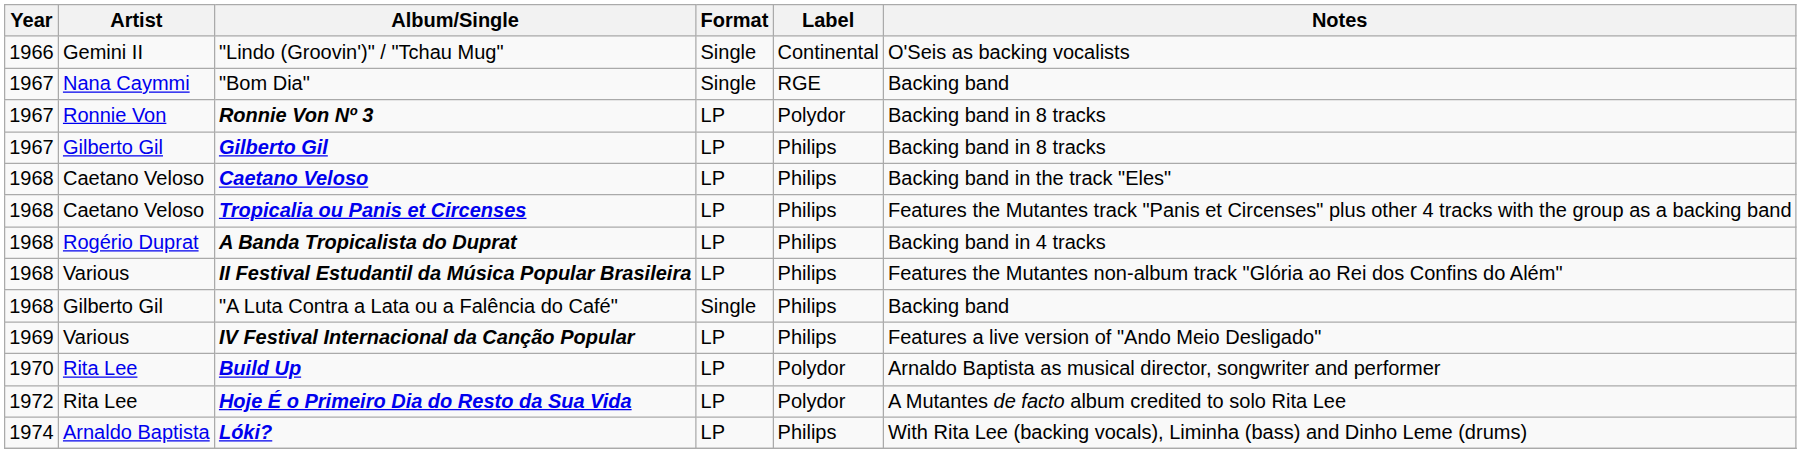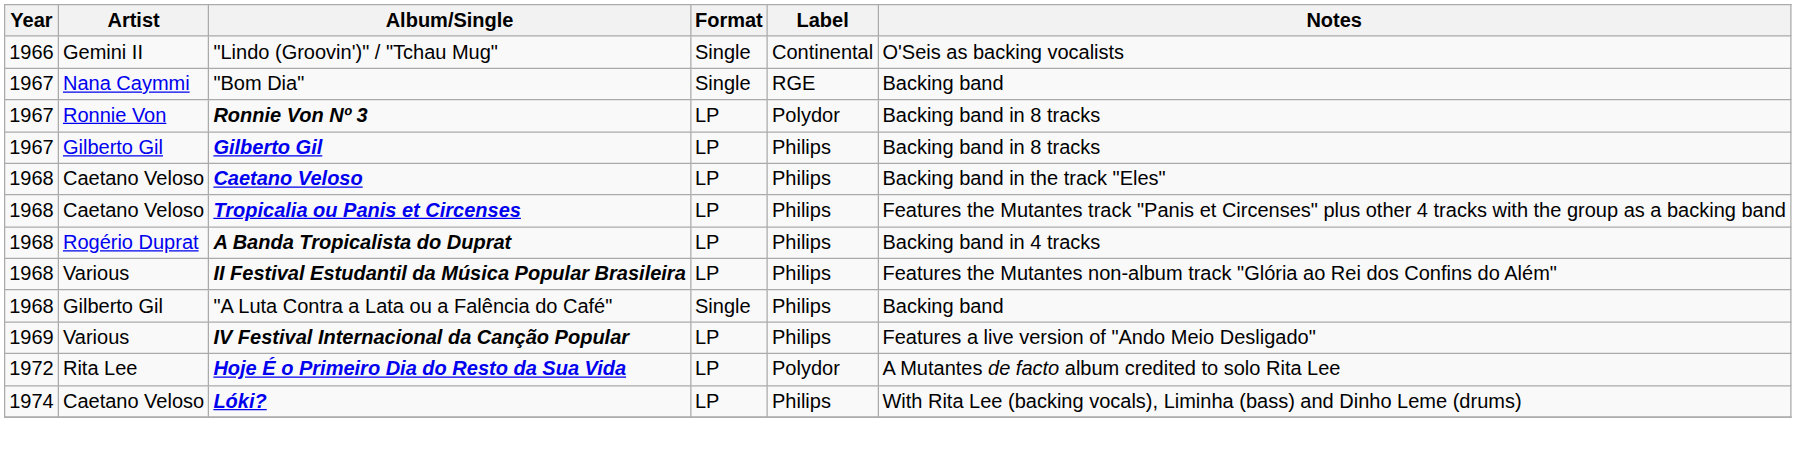- row: (260, 369)
(136, 432) Arnaldo Baptista -> (134, 400) Caetano Veloso
